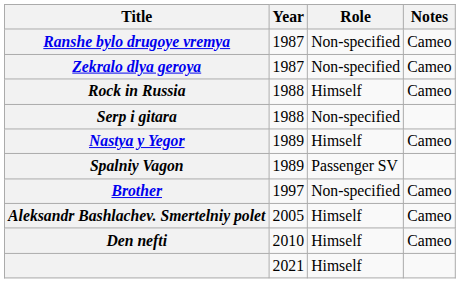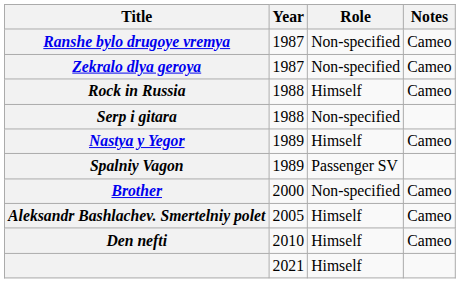(288, 191) 1997 -> (288, 191) 2000
